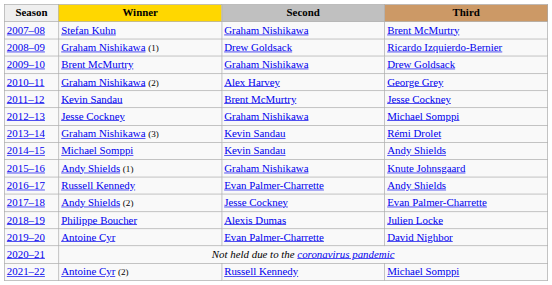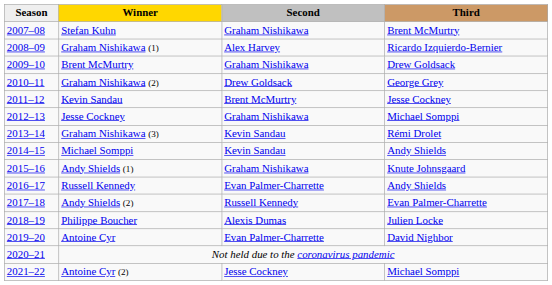(258, 47) Drew Goldsack -> (252, 47) Alex Harvey
(252, 82) Alex Harvey -> (258, 82) Drew Goldsack
(256, 202) Jesse Cockney -> (261, 202) Russell Kennedy
(261, 271) Russell Kennedy -> (256, 271) Jesse Cockney
